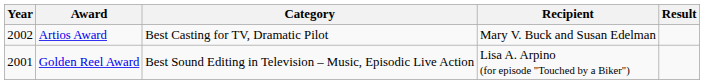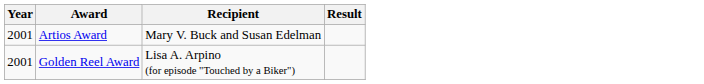- column: (310, 14)
(20, 34) 2002 -> (20, 34) 2001
